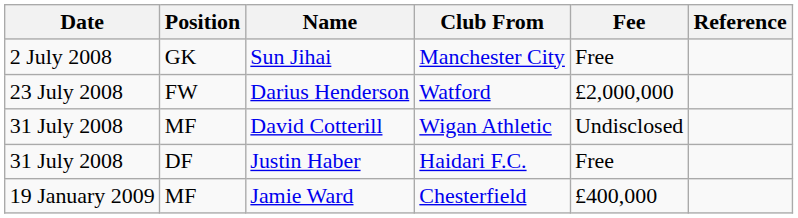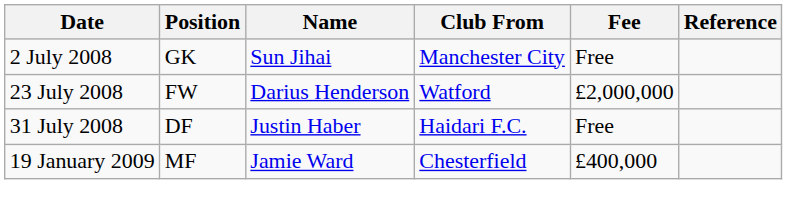- row: (316, 126)
